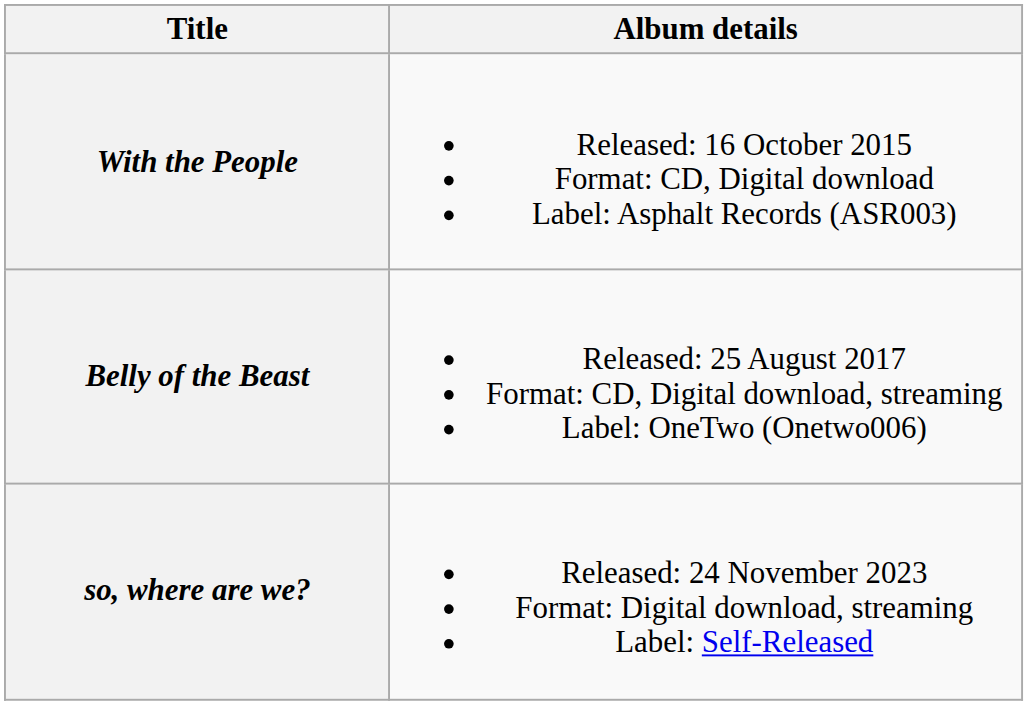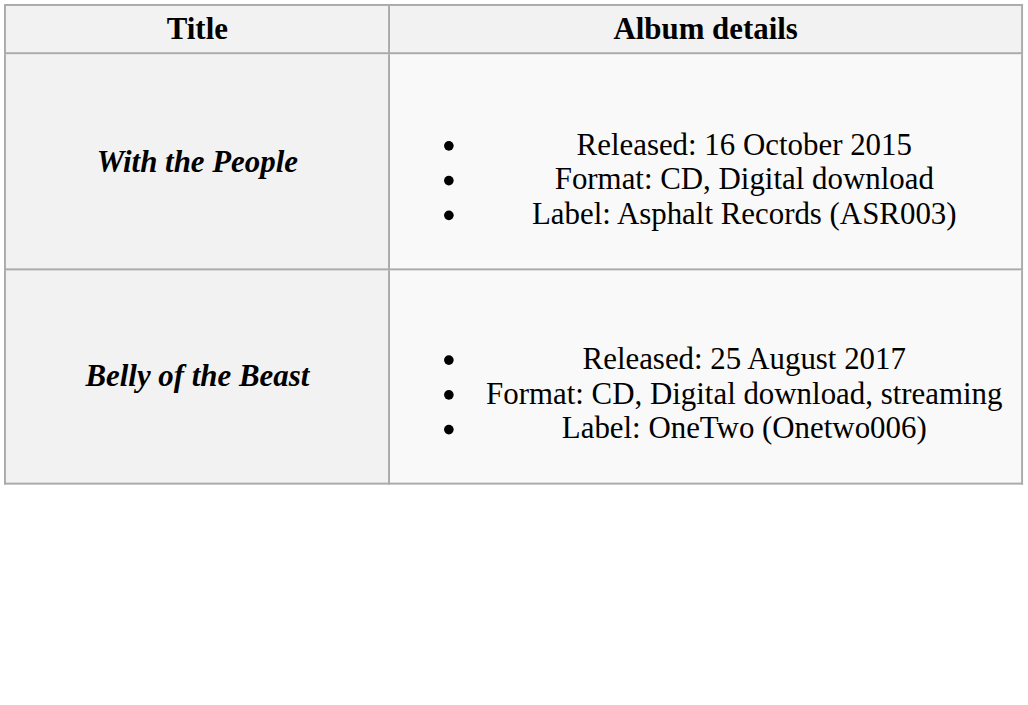- row: (197, 590)
